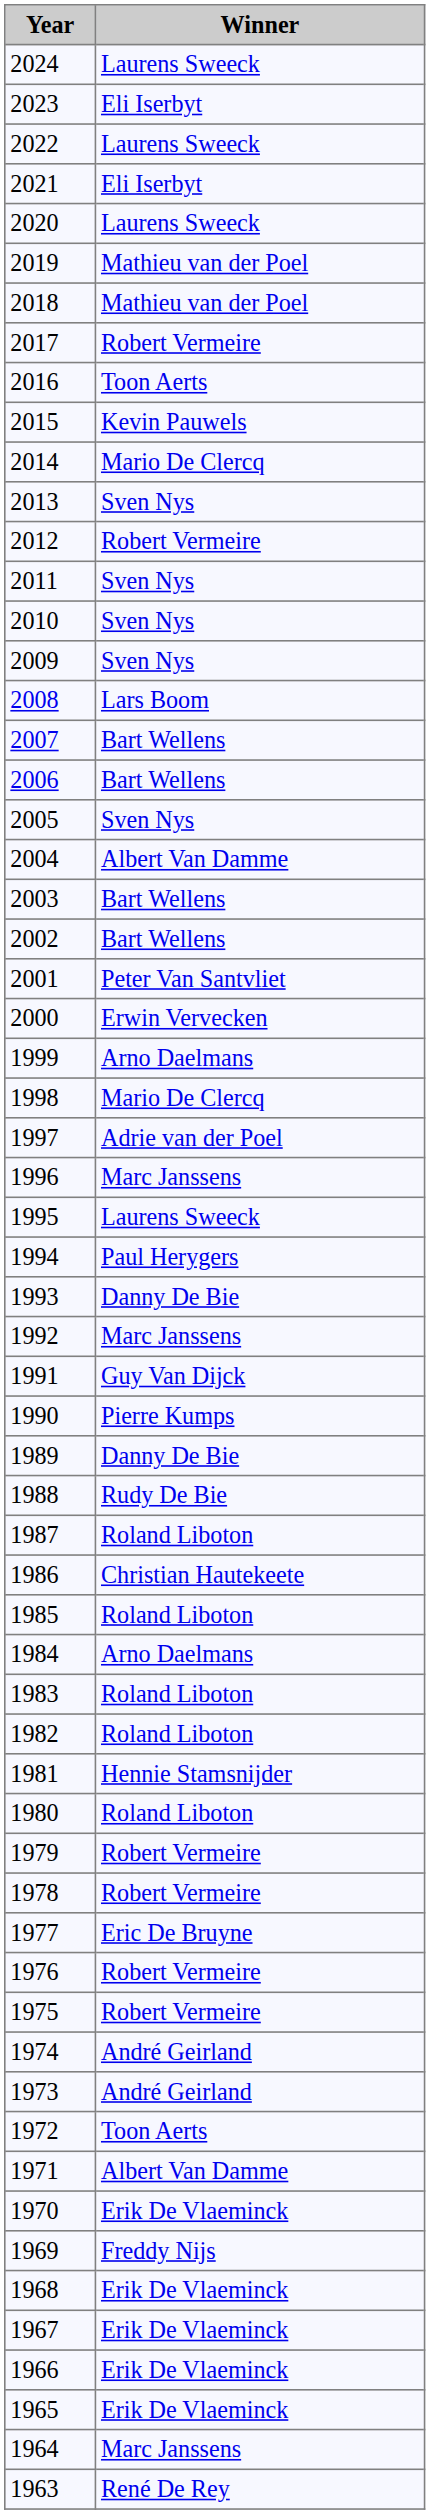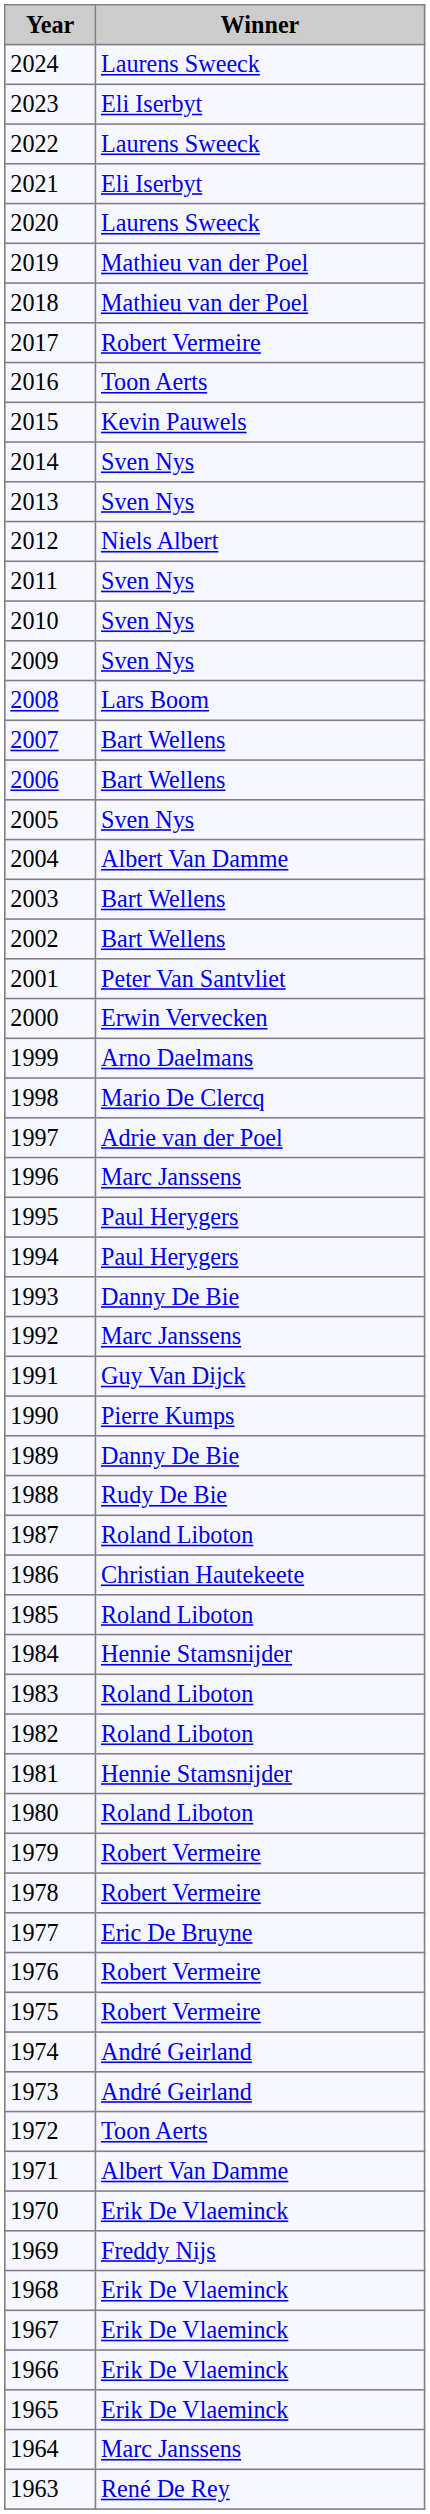(183, 461) Mario De Clercq -> (148, 461) Sven Nys
(181, 541) Robert Vermeire -> (160, 541) Niels Albert
(180, 1216) Laurens Sweeck -> (170, 1216) Paul Herygers
(177, 1654) Arno Daelmans -> (197, 1654) Hennie Stamsnijder
